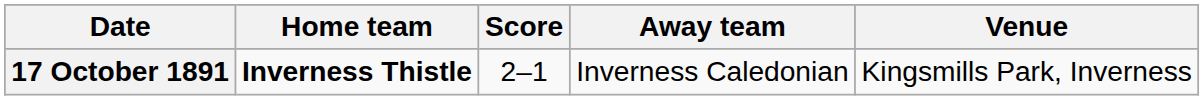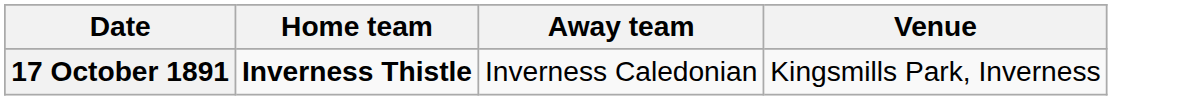- column: (524, 26)
